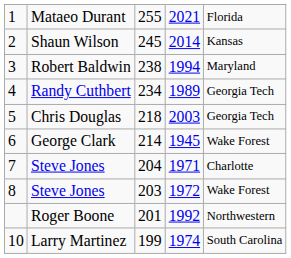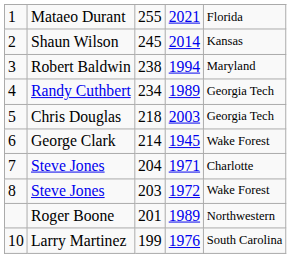(184, 215) 1992 -> (184, 215) 1989
(184, 240) 1974 -> (184, 240) 1976
